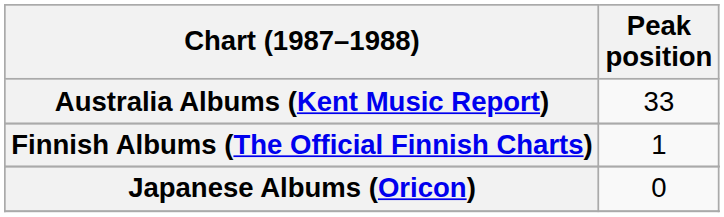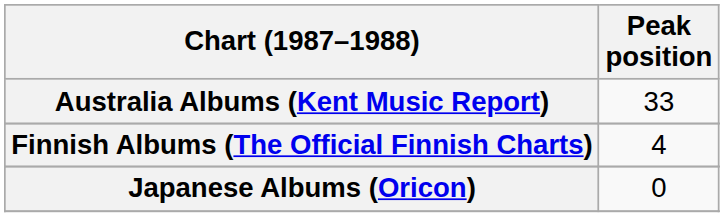(659, 144) 1 -> (659, 144) 4
